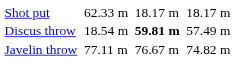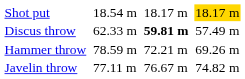(106, 12) 62.33 m -> (115, 12) 18.54 m
(208, 12) no background -> (217, 12) gold background
(106, 31) 18.54 m -> (115, 31) 62.33 m
+ row: (45, 49)
